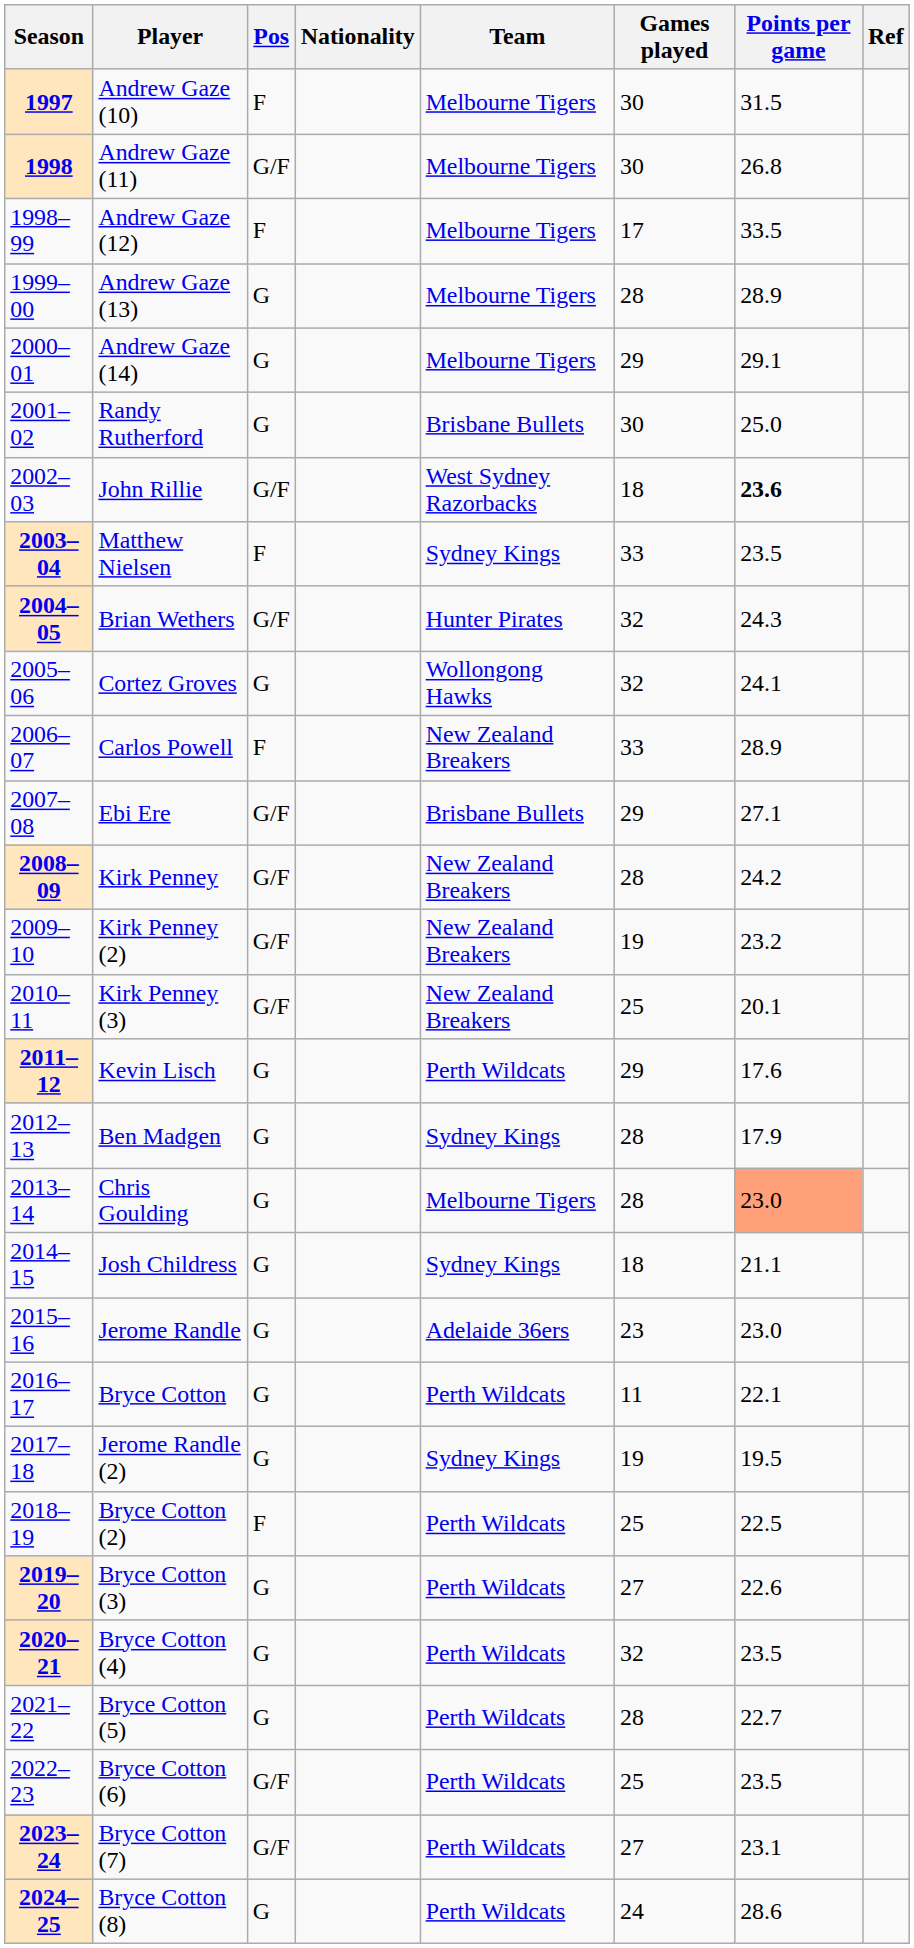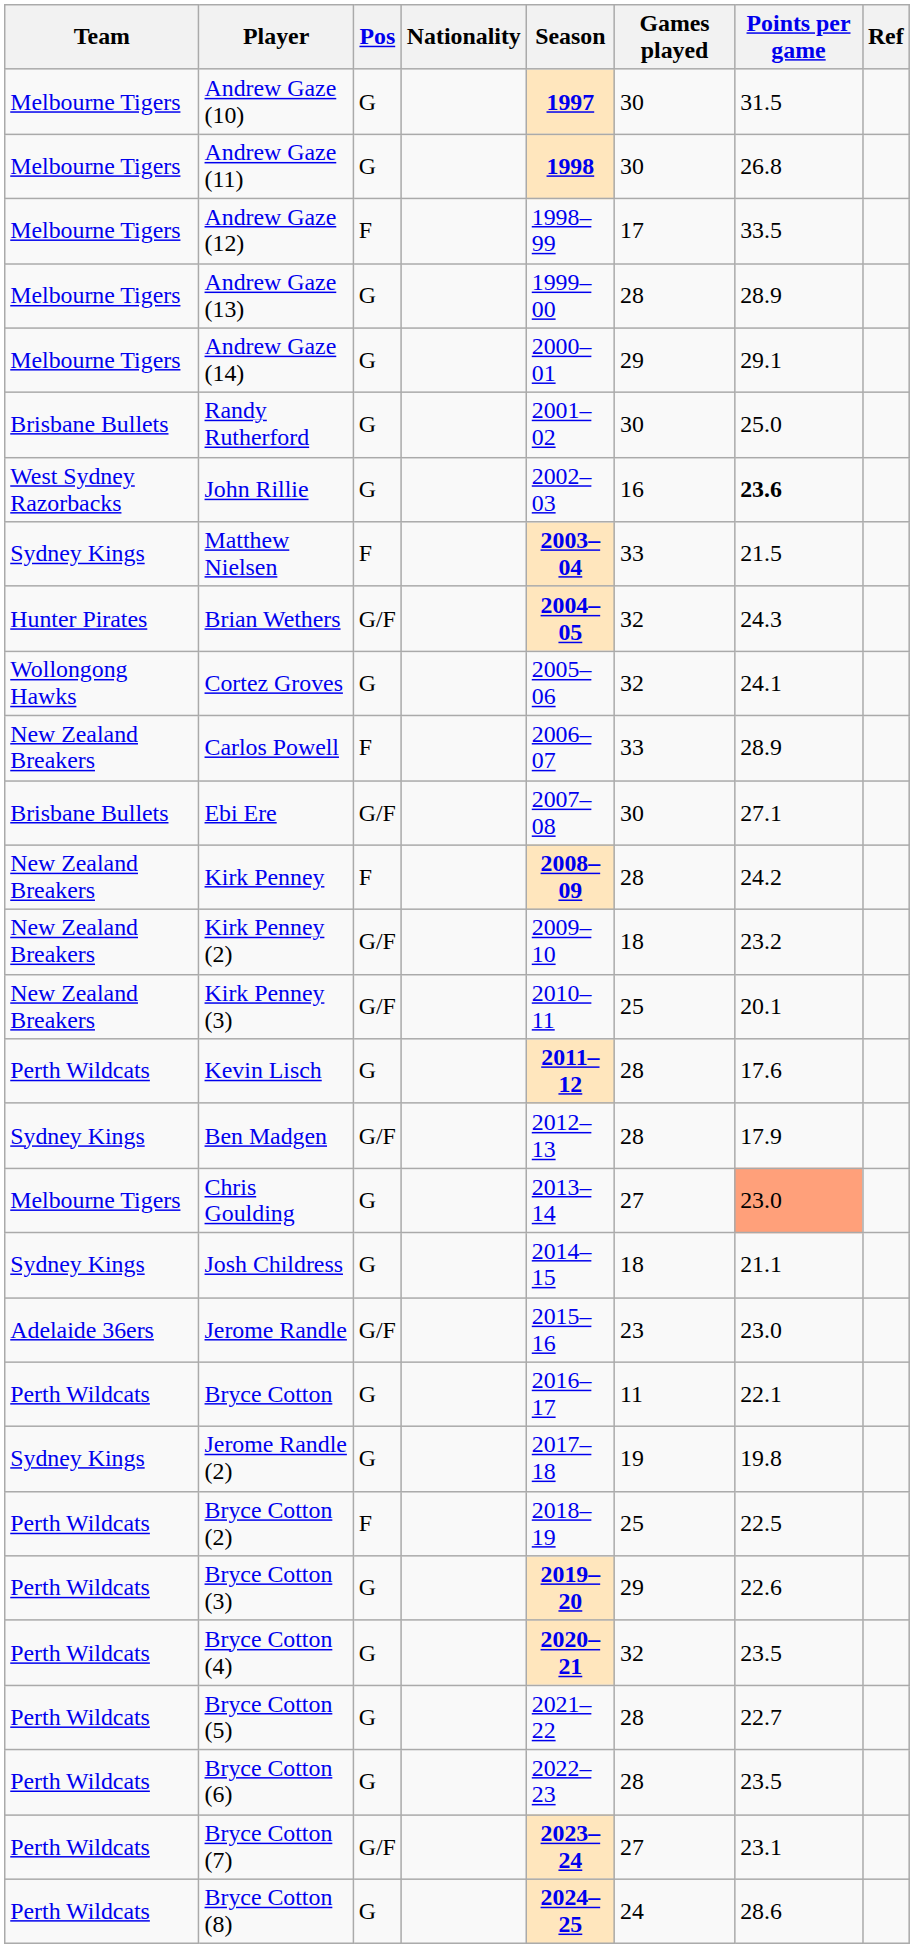columns swapped: (49, 36) <-> (517, 36)
(259, 101) F -> (367, 101) G
(271, 166) G/F -> (367, 166) G
(271, 489) G/F -> (367, 489) G
(632, 489) 18 -> (632, 489) 16
(761, 553) 23.5 -> (761, 553) 21.5
(632, 812) 29 -> (632, 812) 30
(271, 876) G/F -> (365, 876) F
(632, 941) 19 -> (632, 941) 18
(632, 1070) 29 -> (632, 1070) 28
(261, 1135) G -> (377, 1135) G/F
(632, 1200) 28 -> (632, 1200) 27
(261, 1329) G -> (377, 1329) G/F
(761, 1458) 19.5 -> (761, 1458) 19.8
(632, 1587) 27 -> (632, 1587) 29
(271, 1781) G/F -> (367, 1781) G
(632, 1781) 25 -> (632, 1781) 28
